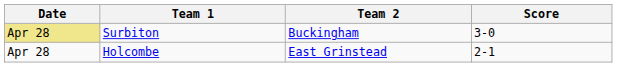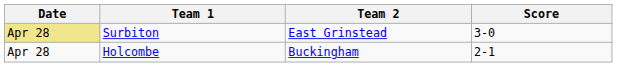(324, 33) Buckingham -> (338, 33) East Grinstead
(338, 52) East Grinstead -> (324, 52) Buckingham
